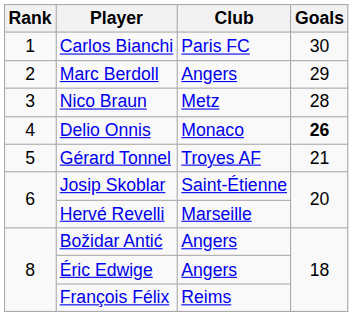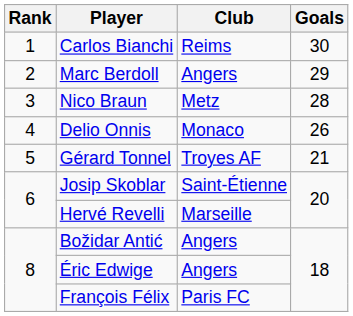(216, 46) Paris FC -> (206, 46) Reims
(320, 130) bold -> (320, 130) normal
(206, 297) Reims -> (216, 297) Paris FC
